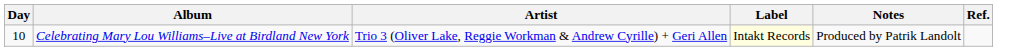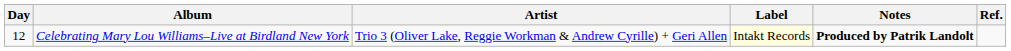(19, 35) 10 -> (19, 35) 12
(888, 35) normal -> (895, 35) bold
